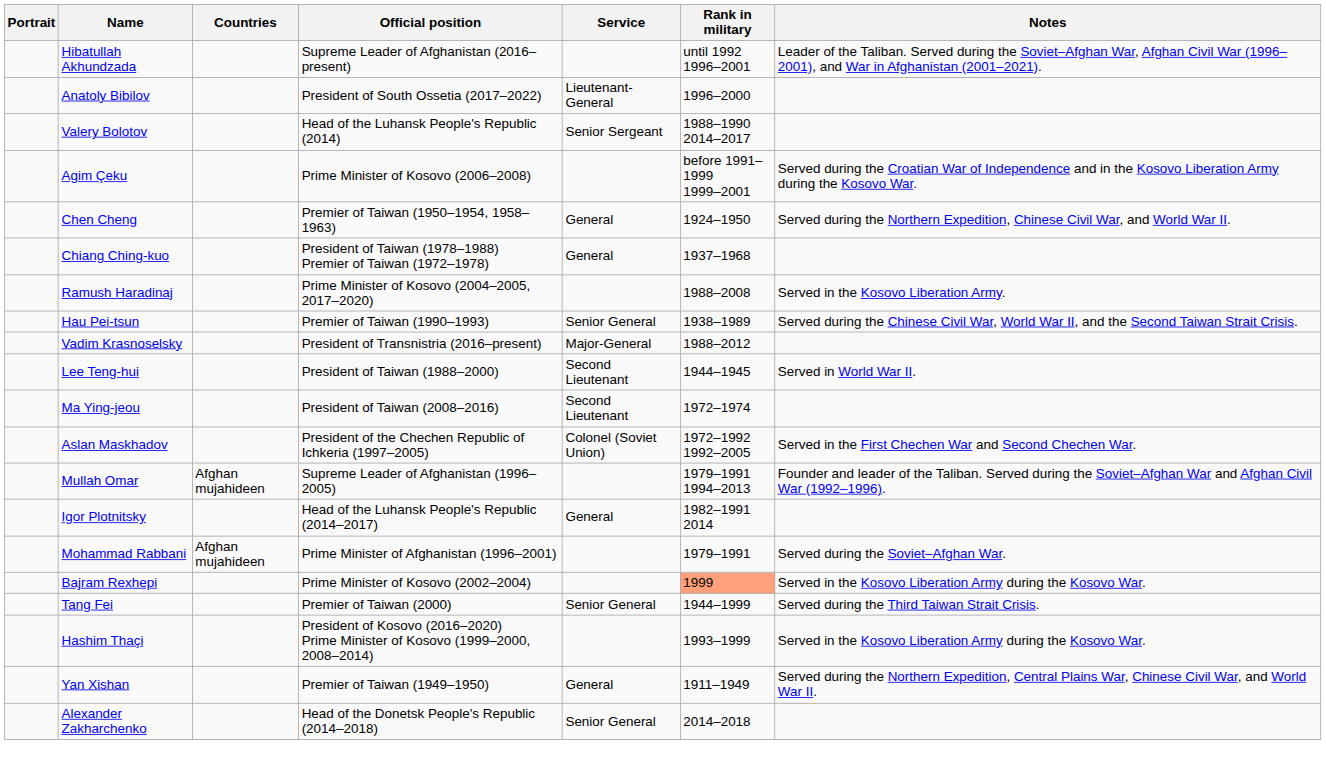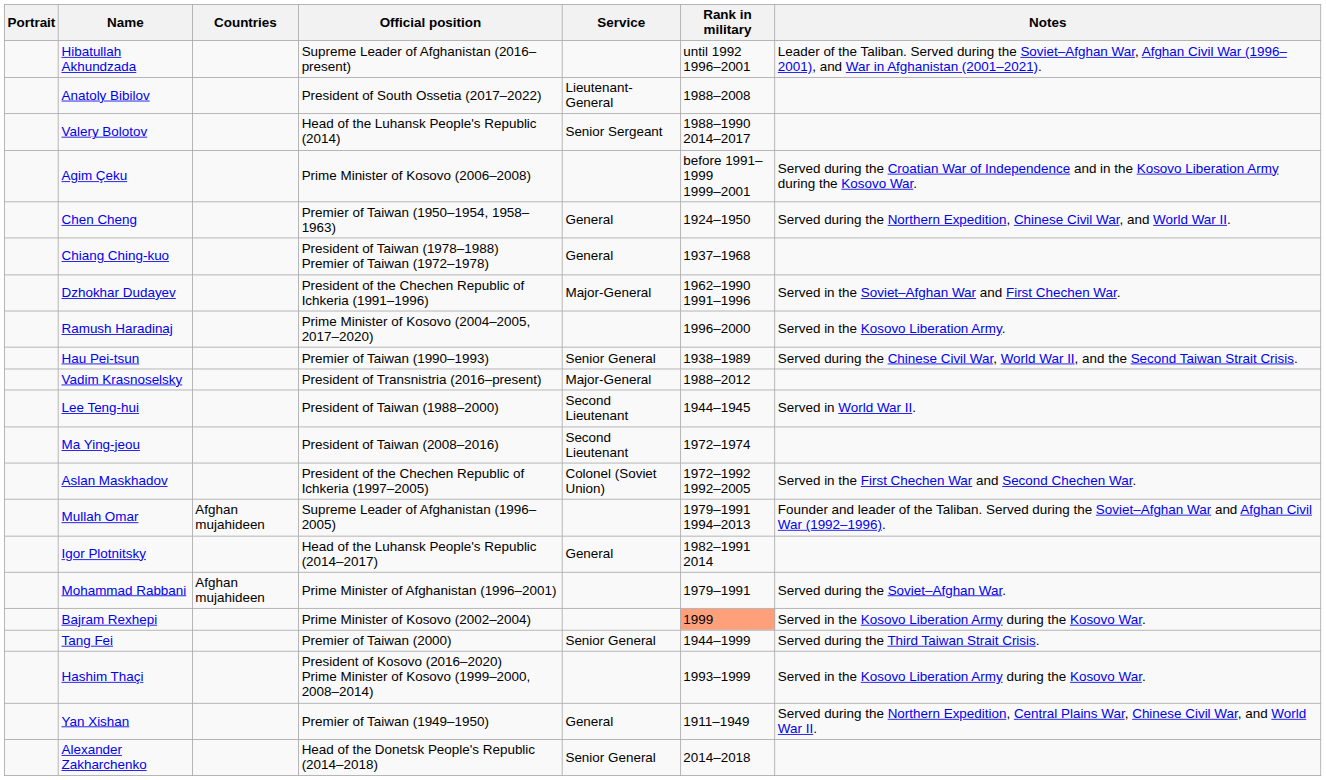(717, 95) 1996–2000 -> (717, 95) 1988–2008
+ row: (119, 292)
(717, 292) 1988–2008 -> (717, 329) 1996–2000
